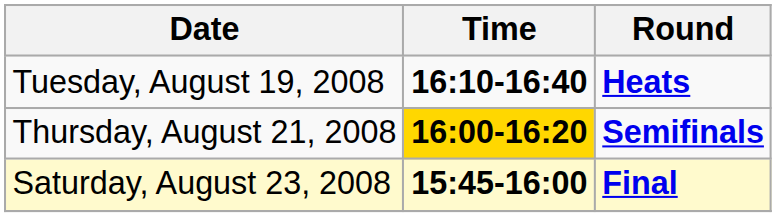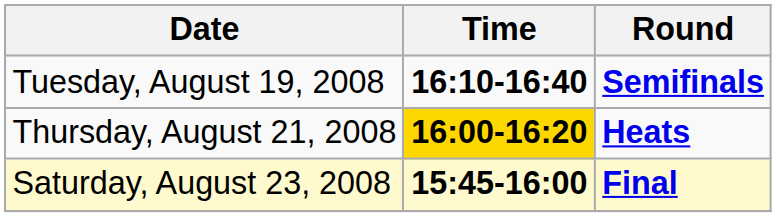(646, 81) Heats -> (683, 81) Semifinals
(683, 132) Semifinals -> (646, 132) Heats
